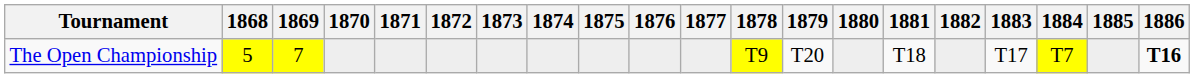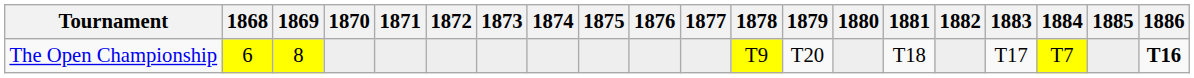(247, 55) 5 -> (247, 55) 6
(298, 55) 7 -> (298, 55) 8
